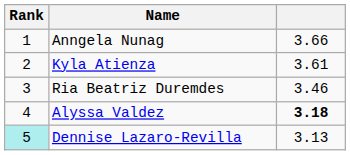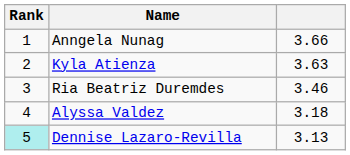(311, 65) 3.61 -> (311, 65) 3.63
(311, 113) bold -> (311, 113) normal
